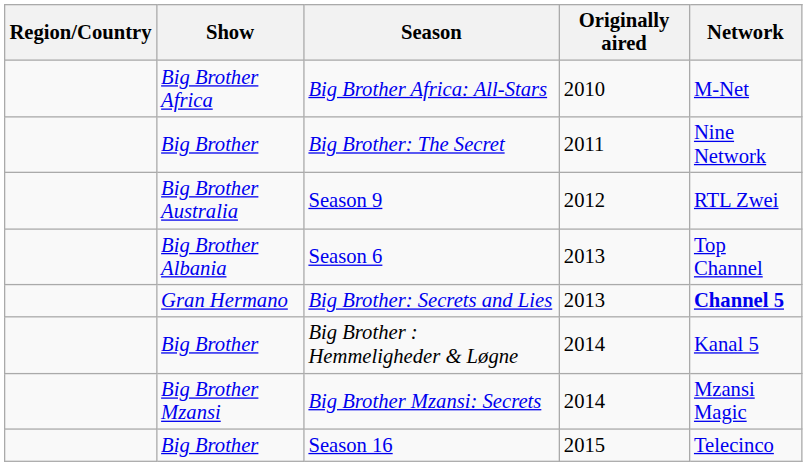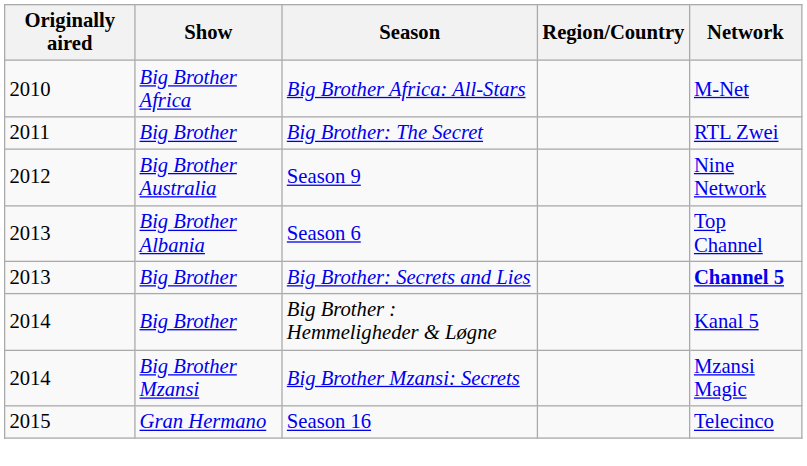columns swapped: (81, 32) <-> (624, 32)
(730, 144) Nine Network -> (736, 132) RTL Zwei
(736, 200) RTL Zwei -> (730, 177) Nine Network
(224, 300) Gran Hermano -> (188, 277) Big Brother
(210, 445) Big Brother -> (203, 422) Gran Hermano
